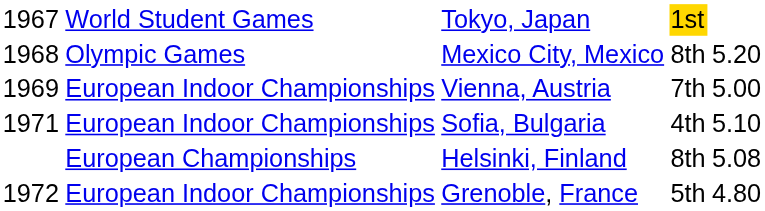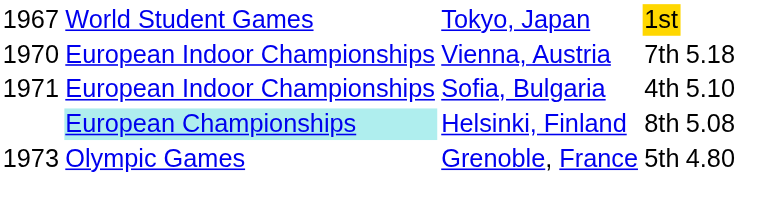- row: (553, 54)
(31, 89) 1969 -> (31, 54) 1970
(737, 89) 5.00 -> (710, 54) 5.18
(211, 158) no background -> (211, 123) paleturquoise background
(31, 193) 1972 -> (31, 158) 1973
(250, 193) European Indoor Championships -> (155, 158) Olympic Games
